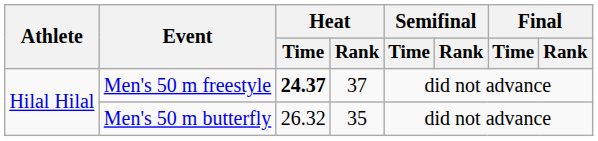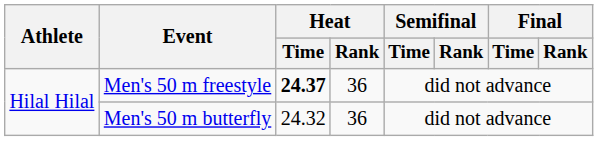(357, 85) 37 -> (357, 85) 36
(303, 118) 26.32 -> (303, 118) 24.32
(357, 118) 35 -> (357, 118) 36
